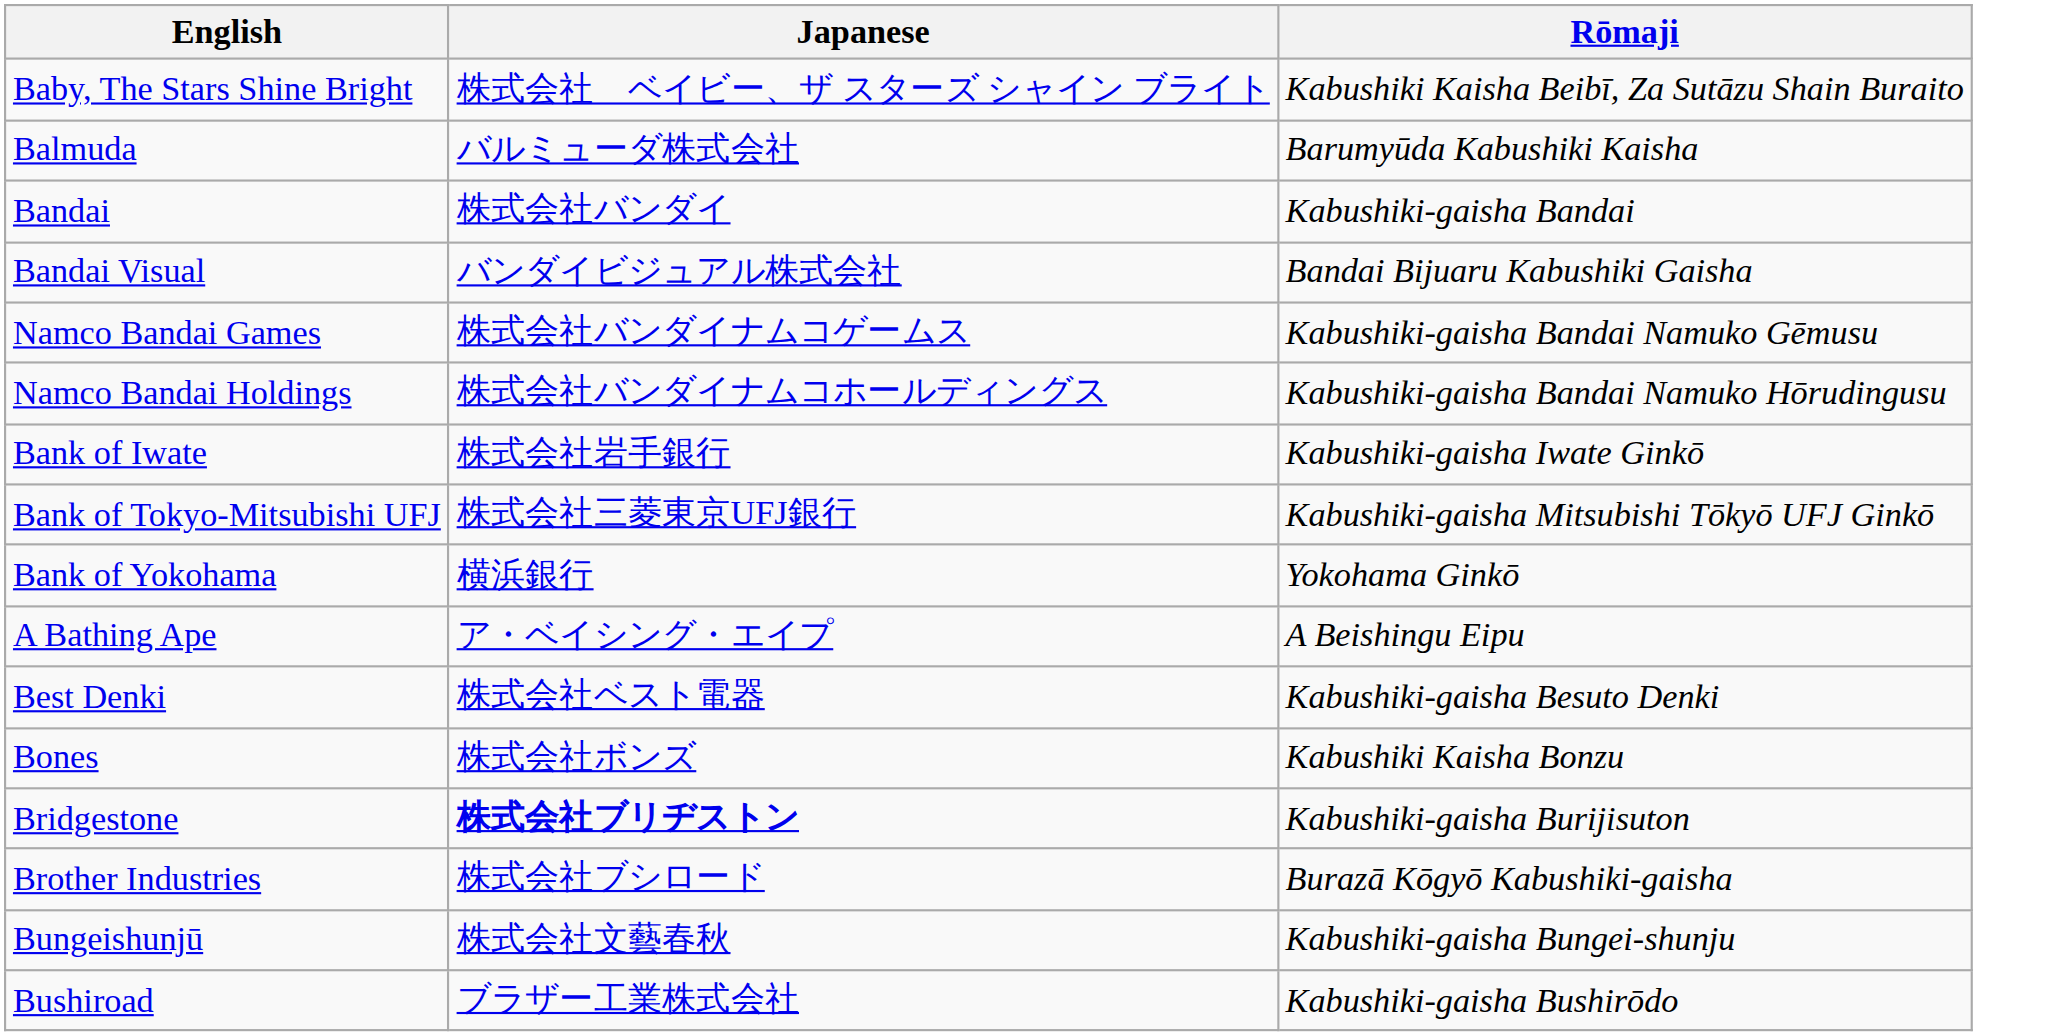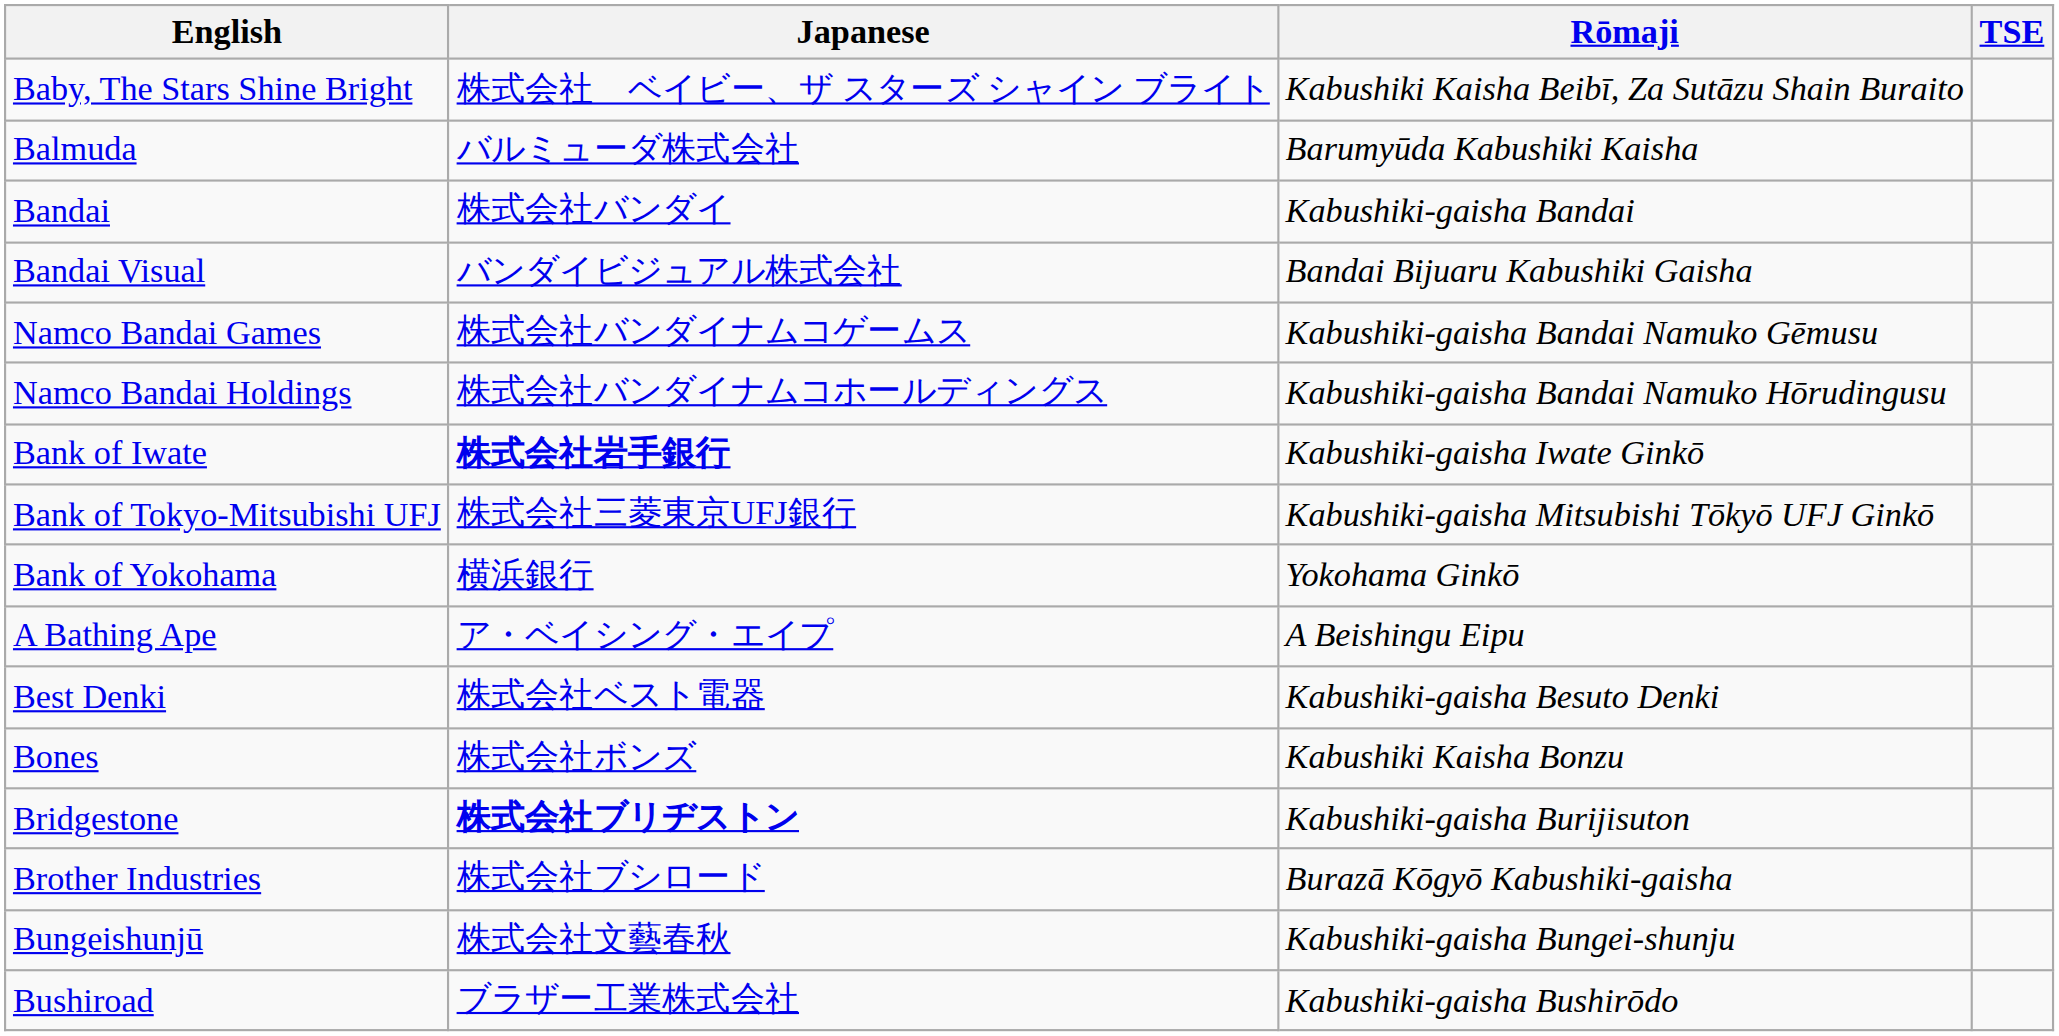+ column: (2012, 31)
(594, 452) normal -> (594, 452) bold
